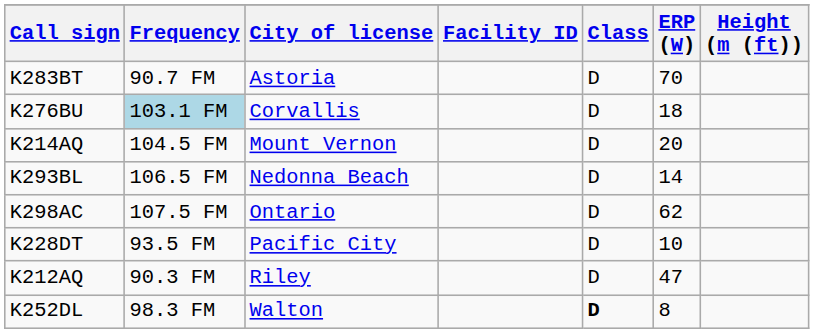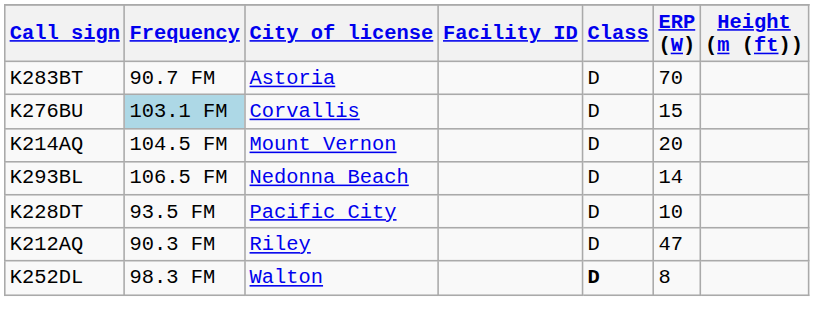(671, 111) 18 -> (671, 111) 15
- row: (46, 211)
